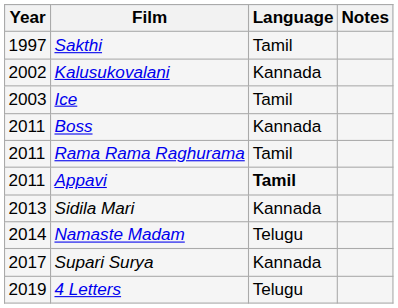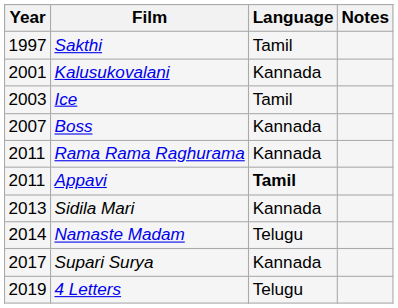(28, 72) 2002 -> (28, 72) 2001
(27, 126) 2011 -> (28, 126) 2007
(273, 153) Tamil -> (287, 153) Kannada
